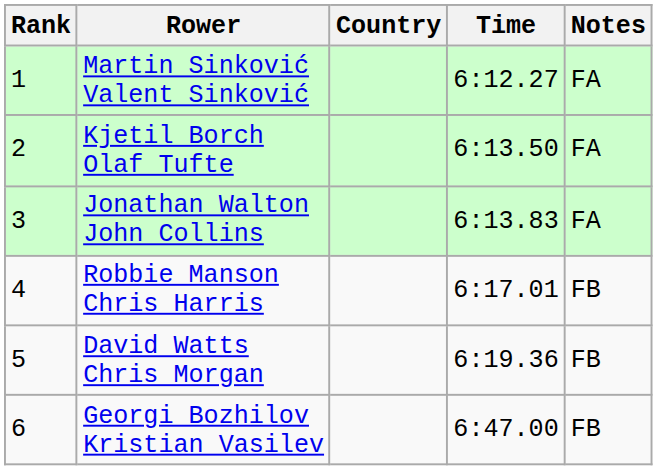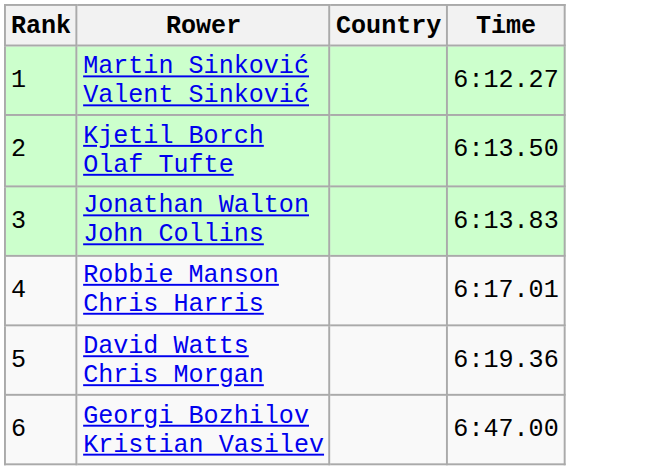- column: (608, 25)
